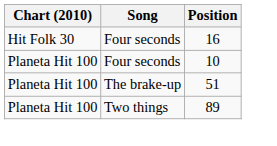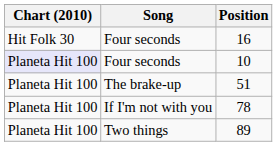(53, 61) no background -> (53, 61) lavender background
+ row: (244, 107)
